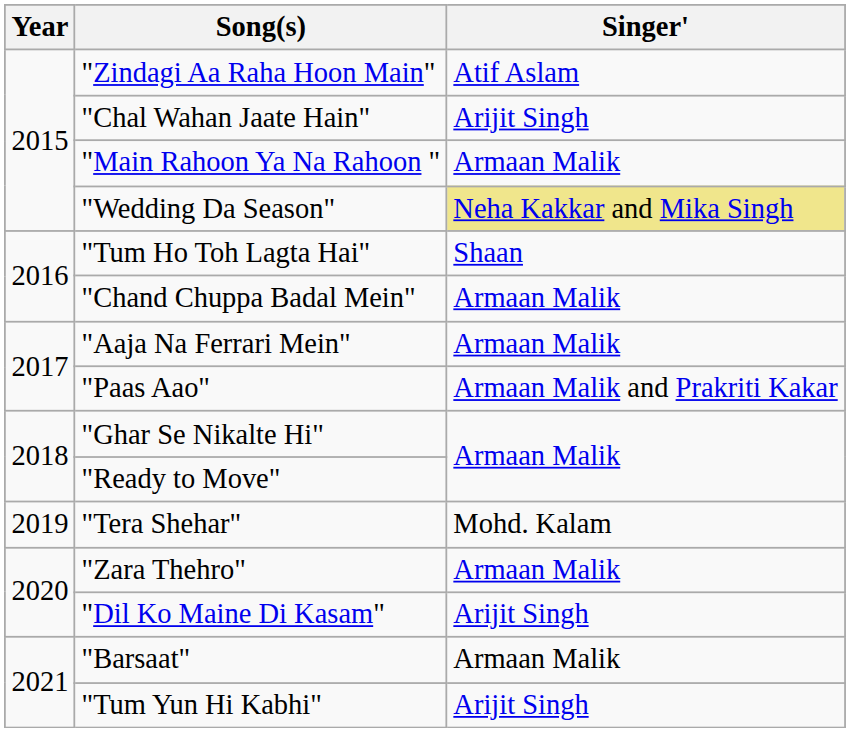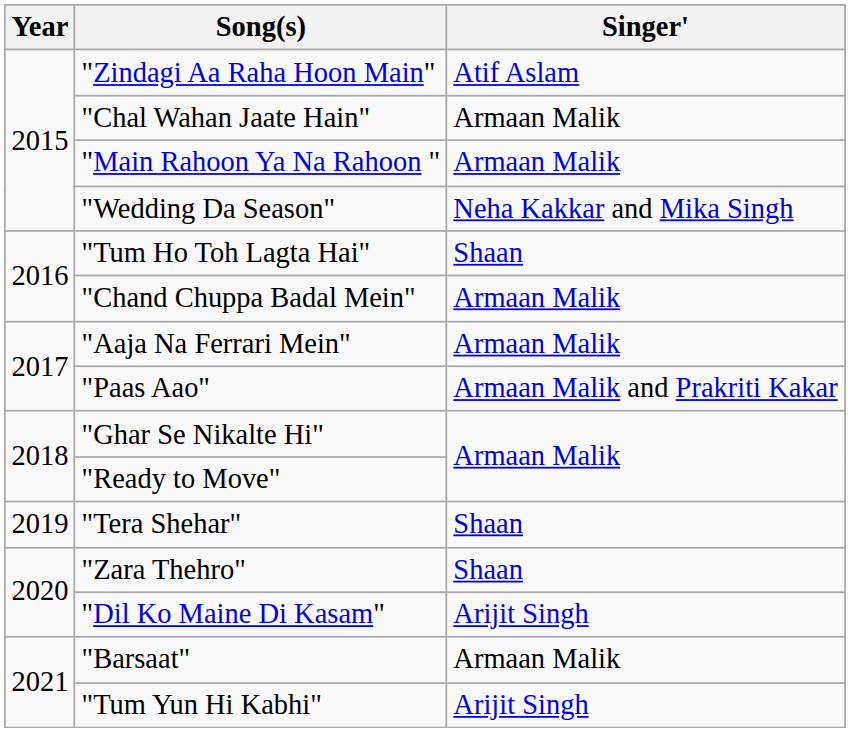(521, 117) Arijit Singh -> (537, 117) Armaan Malik
(623, 207) khaki background -> (623, 207) no background
(532, 523) Mohd. Kalam -> (488, 523) Shaan
(537, 569) Armaan Malik -> (488, 569) Shaan
